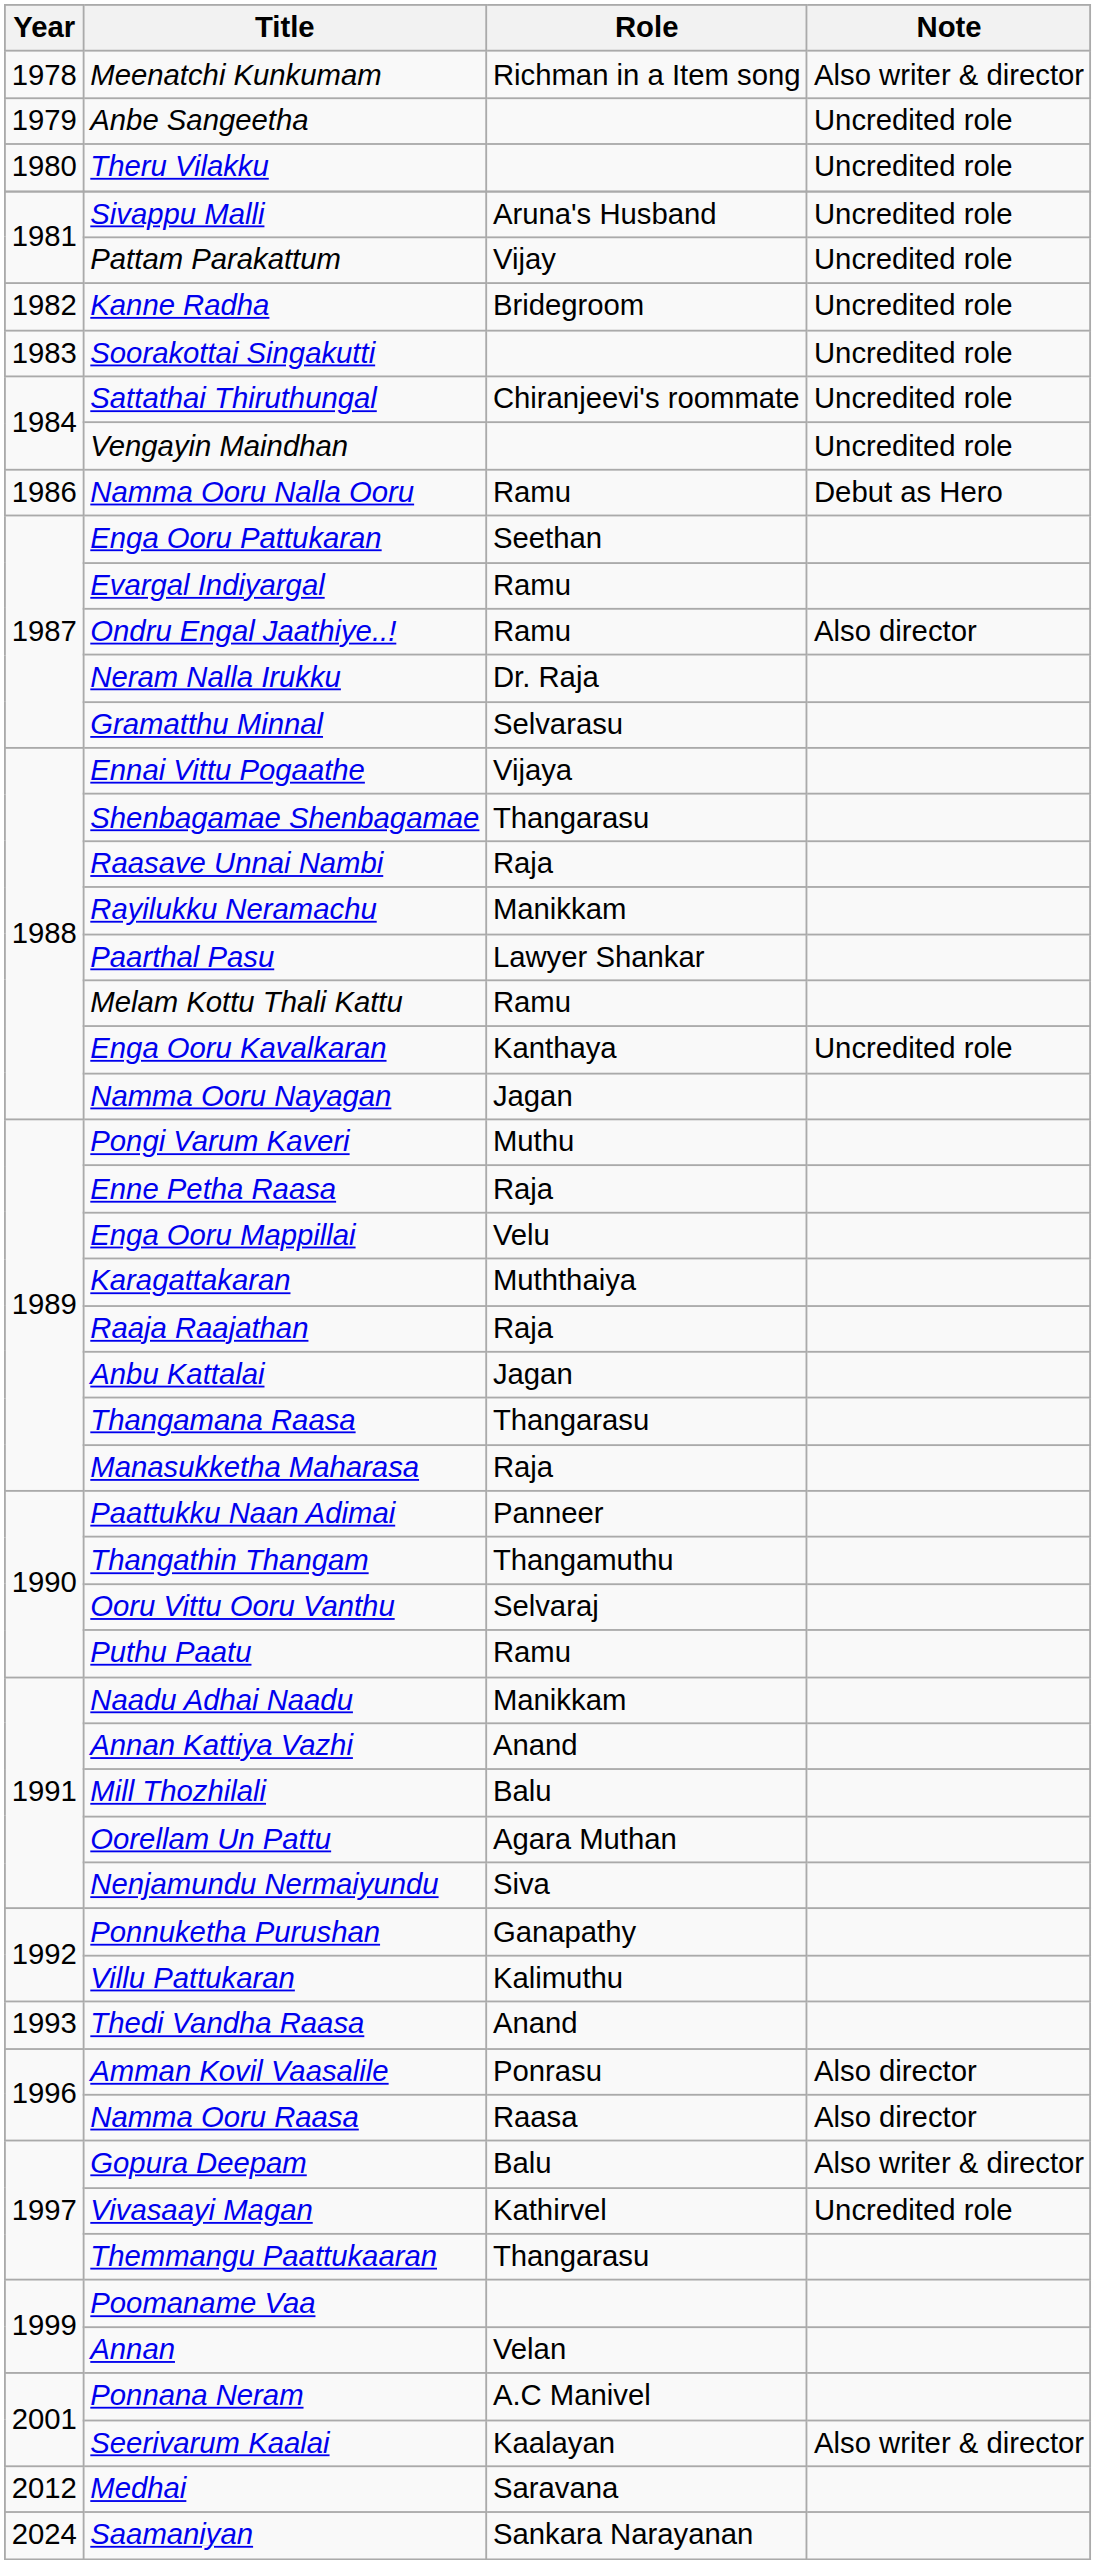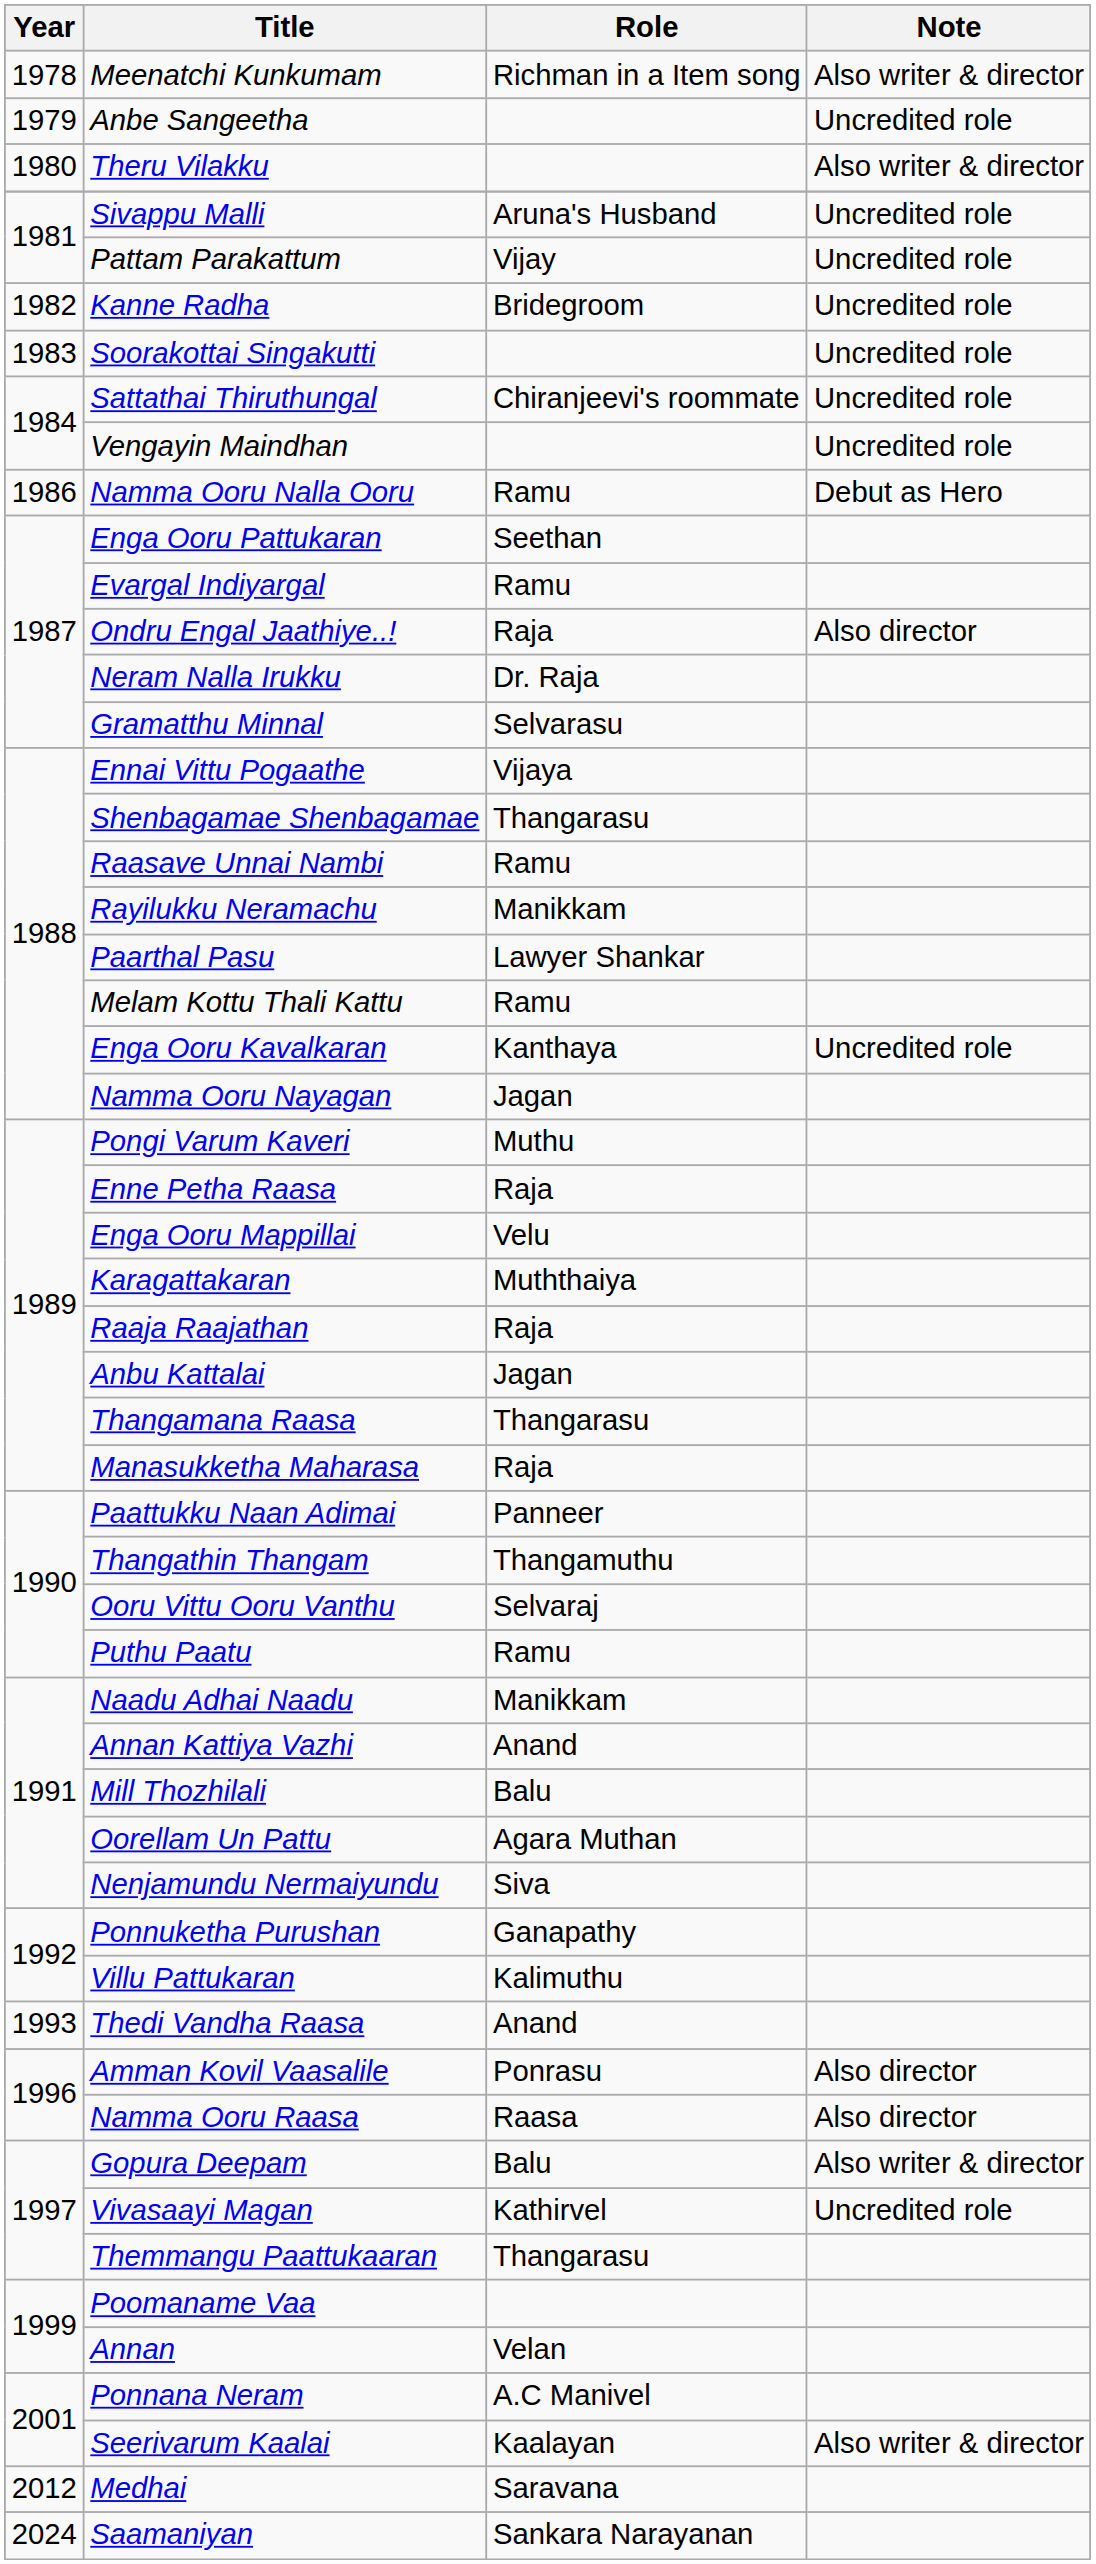(913, 167) Uncredited role -> (949, 167) Also writer & director
(532, 631) Ramu -> (523, 631) Raja
(523, 863) Raja -> (532, 863) Ramu
